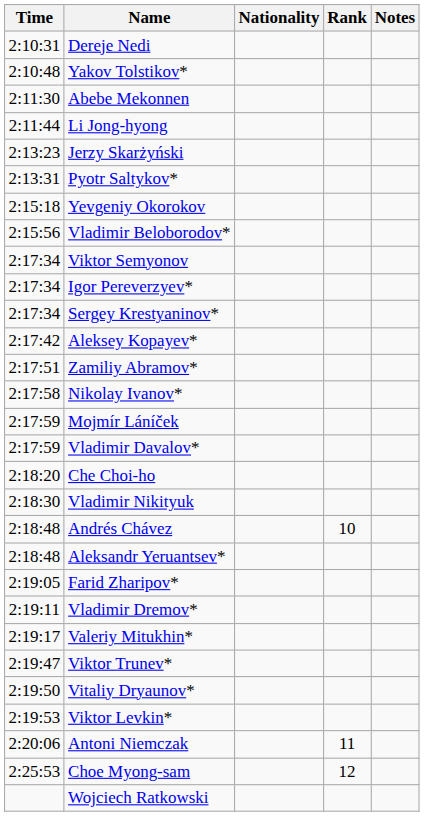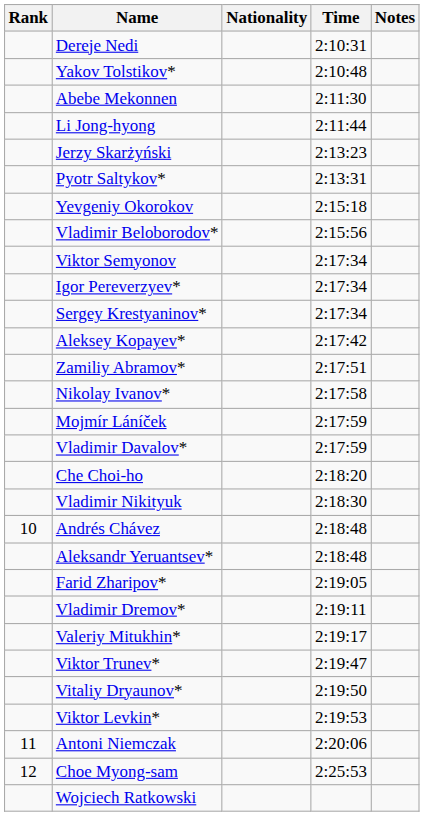columns swapped: (347, 17) <-> (34, 17)
